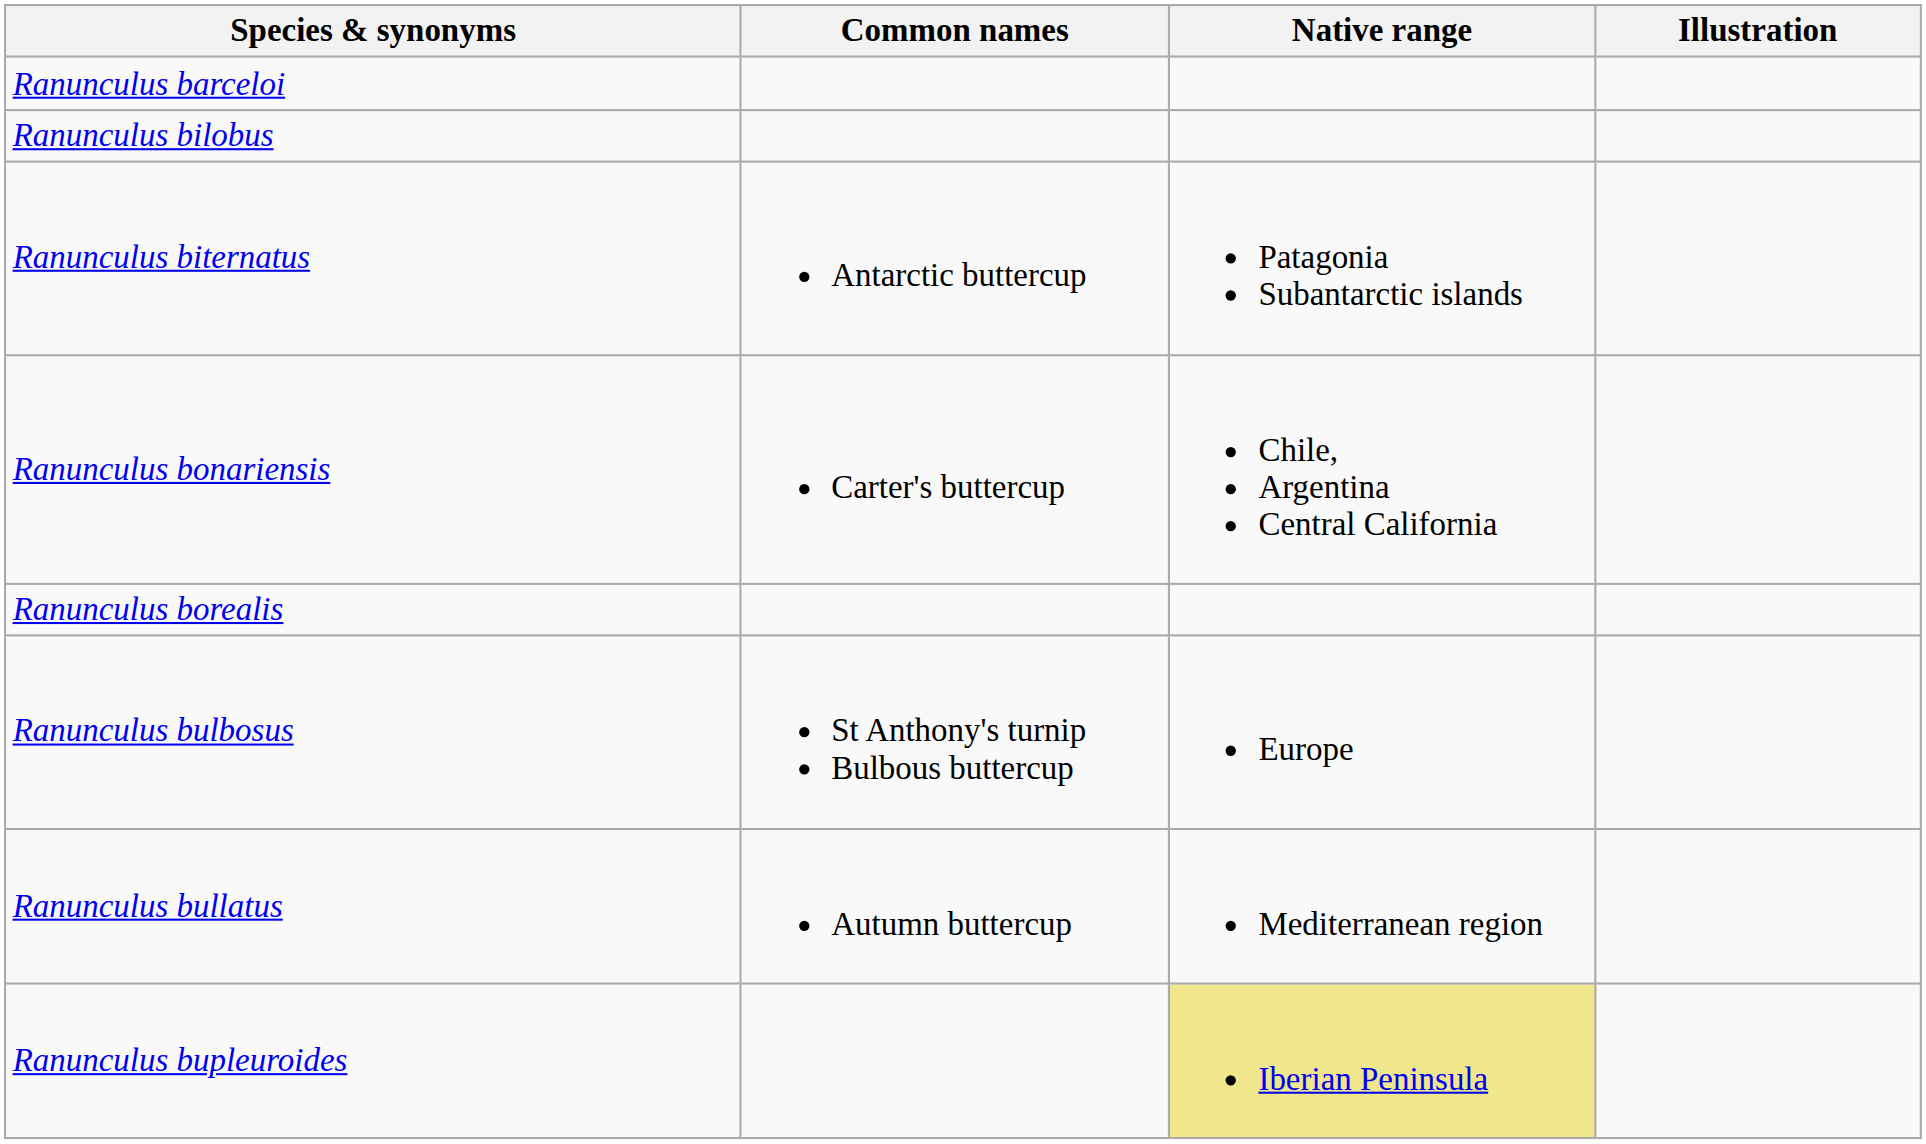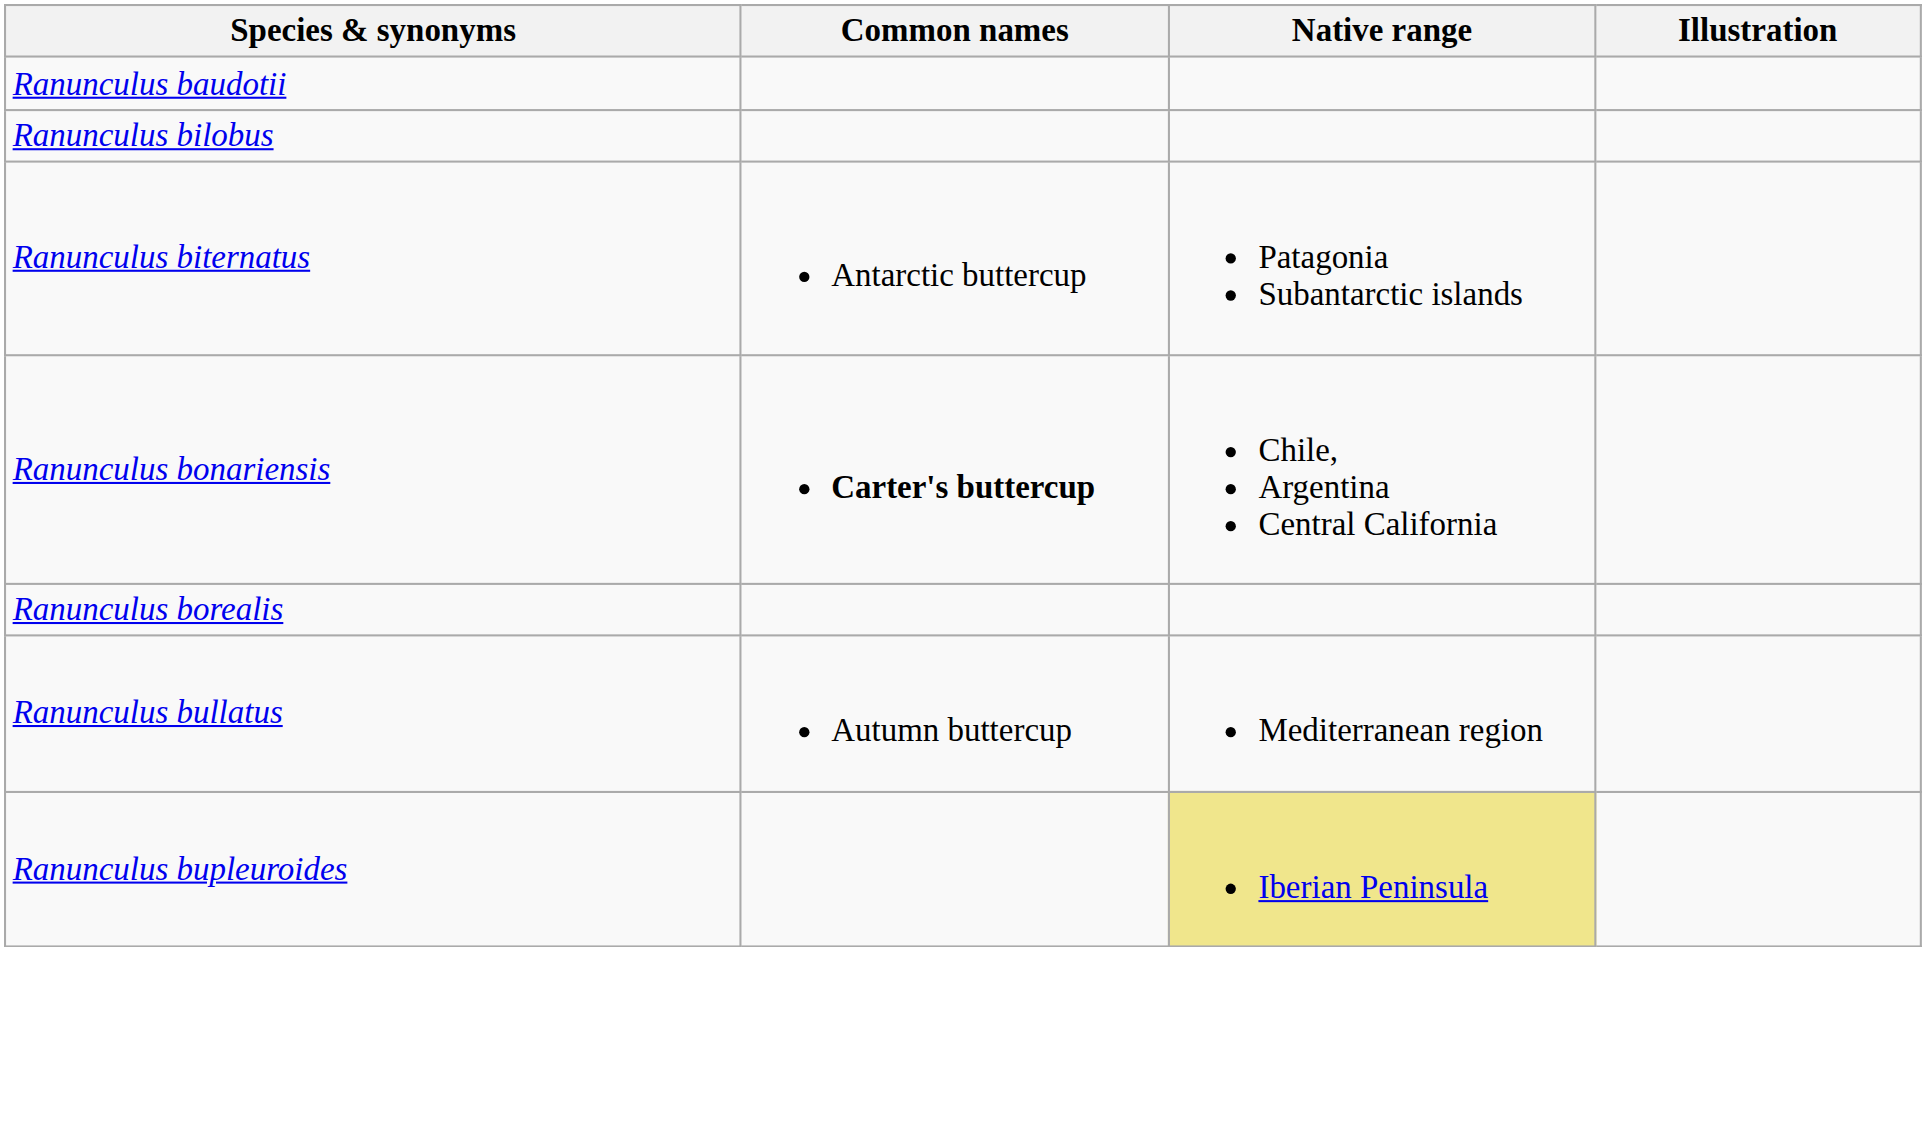- row: (149, 82)
+ row: (150, 82)
(955, 487) normal -> (955, 487) bold
- row: (153, 731)
